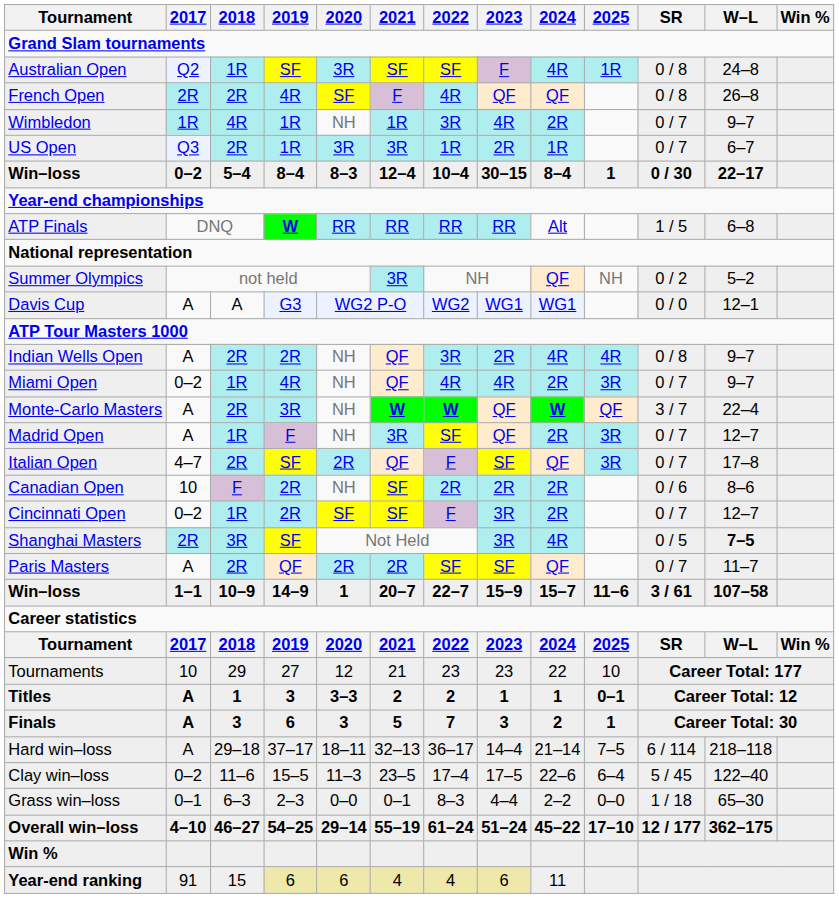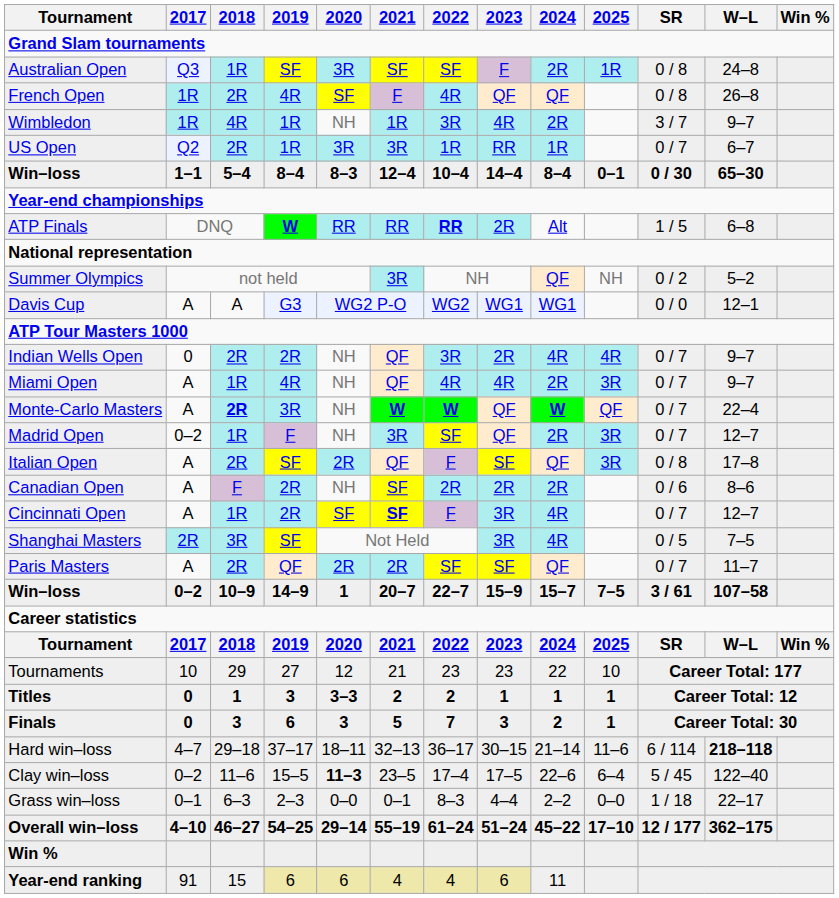(188, 69) Q2 -> (188, 69) Q3
(558, 69) 4R -> (558, 69) 2R
(188, 95) 2R -> (188, 95) 1R
(671, 122) 0 / 7 -> (671, 122) 3 / 7
(188, 148) Q3 -> (188, 148) Q2
(504, 148) 2R -> (504, 148) RR
(188, 174) 0–2 -> (188, 174) 1–1
(504, 174) 30–15 -> (504, 174) 14–4
(611, 174) 1 -> (611, 174) 0–1
(741, 174) 22–17 -> (741, 174) 65–30
(451, 226) normal -> (451, 226) bold
(504, 226) RR -> (504, 226) 2R
(188, 357) A -> (188, 357) 0
(671, 357) 0 / 8 -> (671, 357) 0 / 7
(188, 383) 0–2 -> (188, 383) A
(237, 409) normal -> (237, 409) bold
(671, 409) 3 / 7 -> (671, 409) 0 / 7
(188, 435) A -> (188, 435) 0–2
(188, 461) 4–7 -> (188, 461) A
(671, 461) 0 / 7 -> (671, 461) 0 / 8
(188, 488) 10 -> (188, 488) A
(188, 514) 0–2 -> (188, 514) A
(397, 514) normal -> (397, 514) bold
(558, 514) 2R -> (558, 514) 4R
(741, 540) bold -> (741, 540) normal
(188, 592) 1–1 -> (188, 592) 0–2
(611, 592) 11–6 -> (611, 592) 7–5
(188, 697) A -> (188, 697) 0
(611, 697) 0–1 -> (611, 697) 1
(188, 723) A -> (188, 723) 0
(188, 749) A -> (188, 749) 4–7
(504, 749) 14–4 -> (504, 749) 30–15
(611, 749) 7–5 -> (611, 749) 11–6
(741, 749) normal -> (741, 749) bold
(344, 775) normal -> (344, 775) bold
(741, 801) 65–30 -> (741, 801) 22–17
